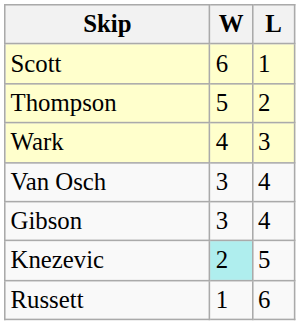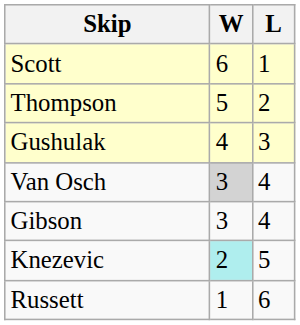+ row: (58, 142)
- row: (37, 142)
(222, 181) no background -> (222, 181) lightgrey background
